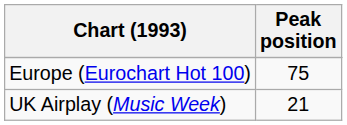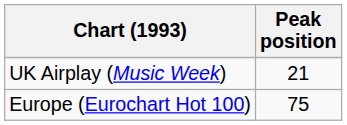rows swapped: (118, 104) <-> (130, 73)
